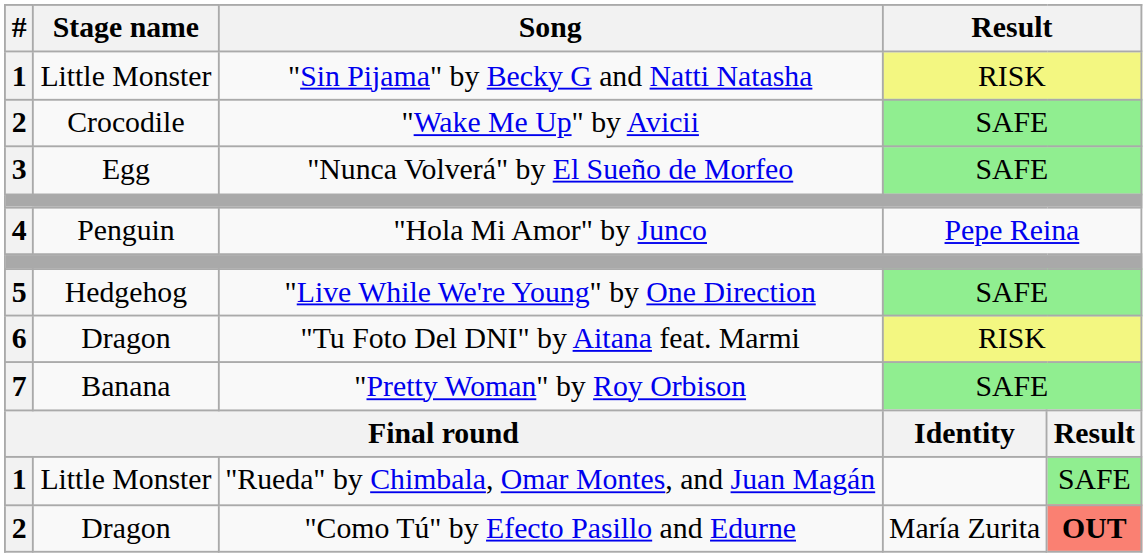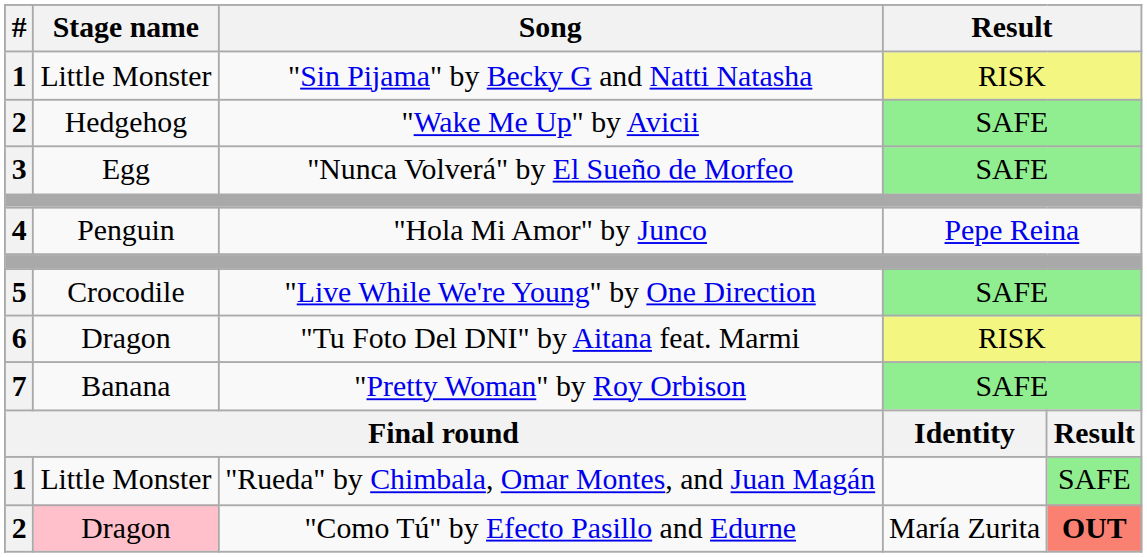(126, 122) Crocodile -> (126, 122) Hedgehog
(126, 291) Hedgehog -> (126, 291) Crocodile
(126, 527) no background -> (126, 527) pink background
